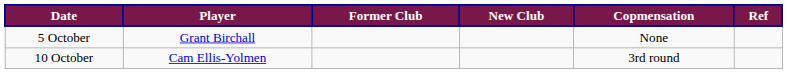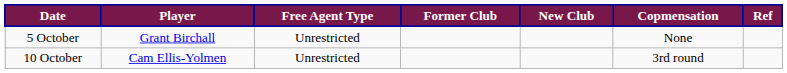+ column: (327, 15)
